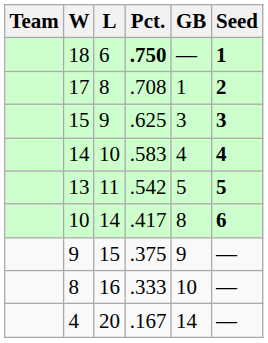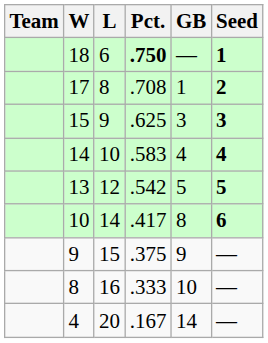(109, 187) 11 -> (110, 187) 12
